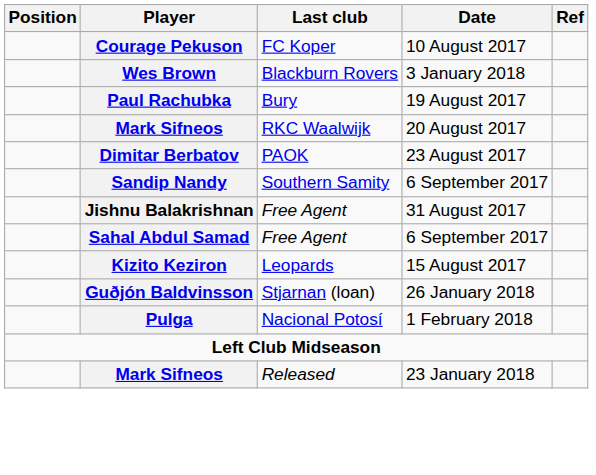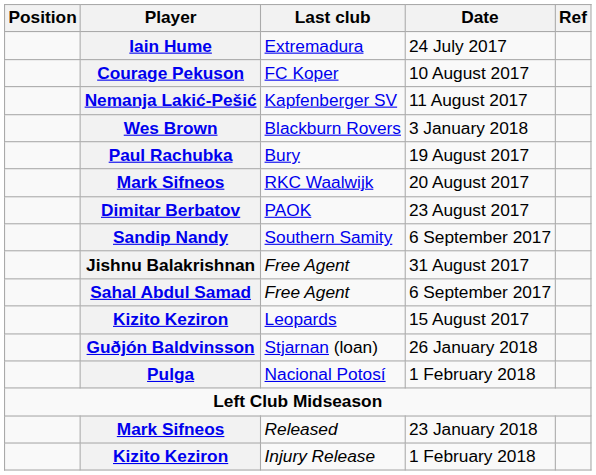+ row: (171, 45)
+ row: (171, 100)
+ row: (171, 456)
